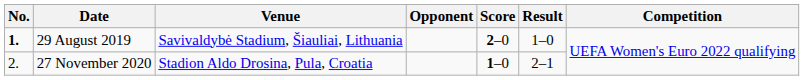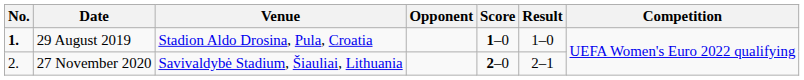(281, 39) Savivaldybė Stadium, Šiauliai, Lithuania -> (265, 39) Stadion Aldo Drosina, Pula, Croatia
(498, 39) 2–0 -> (498, 39) 1–0
(265, 63) Stadion Aldo Drosina, Pula, Croatia -> (281, 63) Savivaldybė Stadium, Šiauliai, Lithuania
(498, 63) 1–0 -> (498, 63) 2–0
